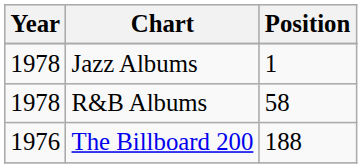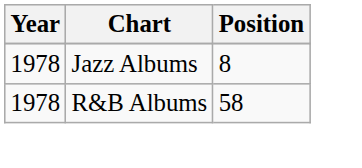(271, 63) 1 -> (225, 63) 8
- row: (162, 142)
